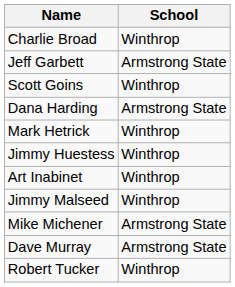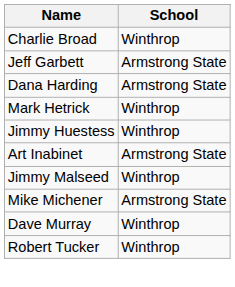- row: (45, 85)
(150, 177) Winthrop -> (174, 154) Armstrong State
(174, 246) Armstrong State -> (150, 223) Winthrop
